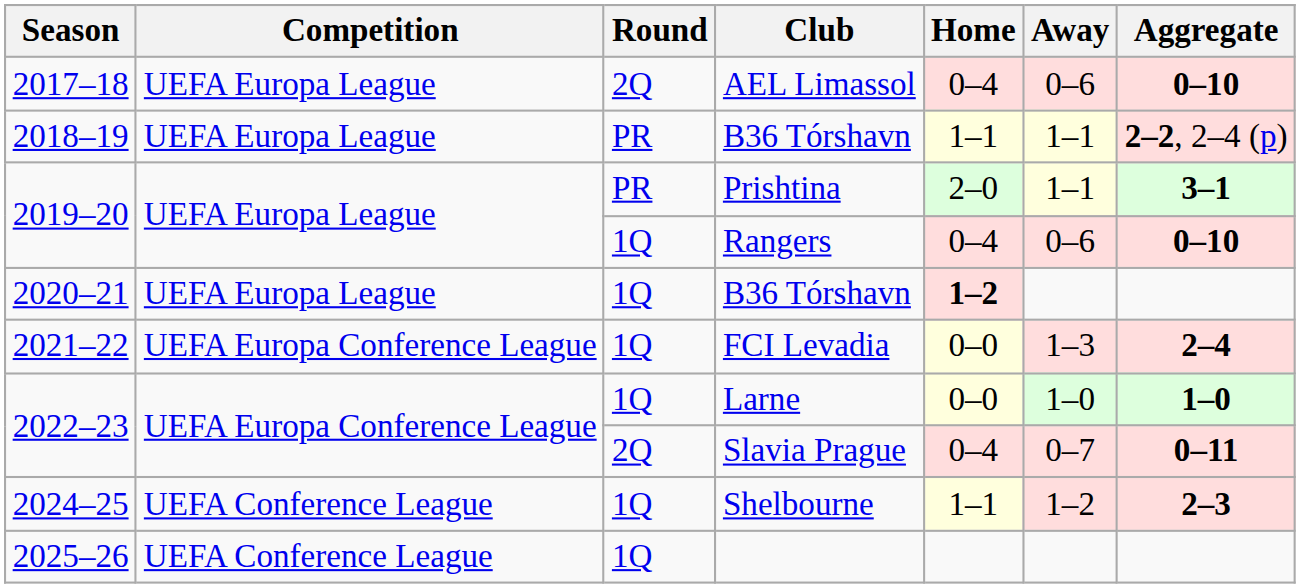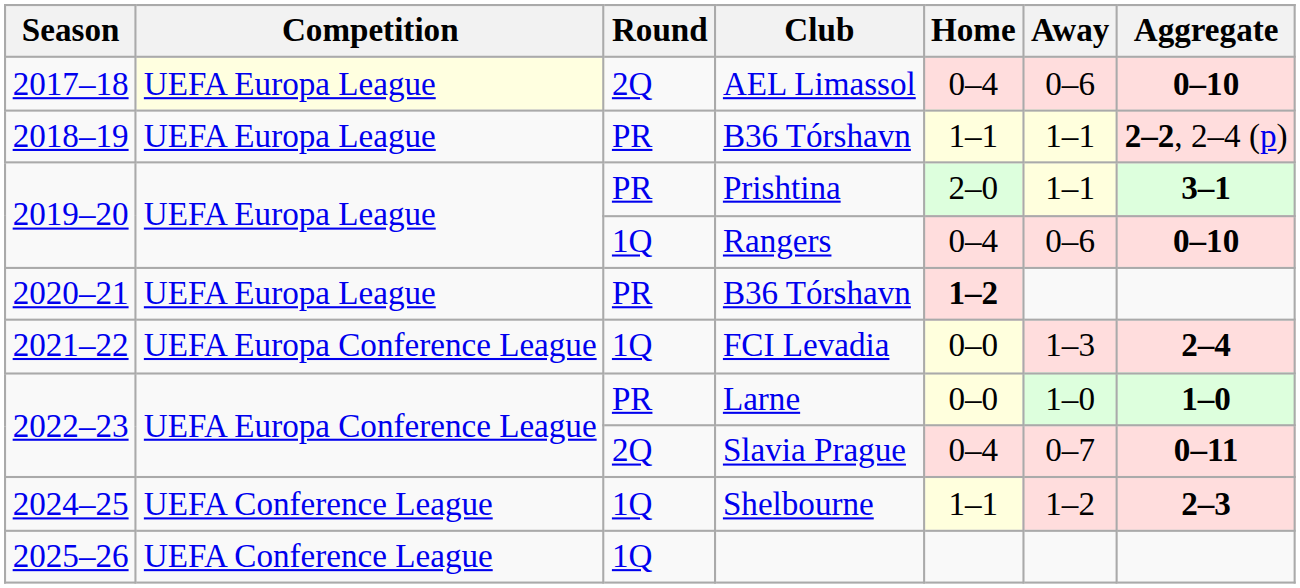(290, 83) no background -> (290, 83) lightyellow background
(632, 293) 1Q -> (632, 293) PR
(632, 398) 1Q -> (632, 398) PR
